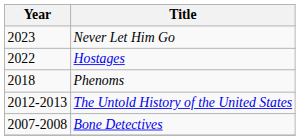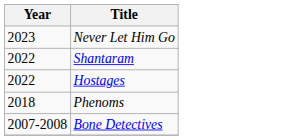+ row: (104, 59)
- row: (183, 102)
